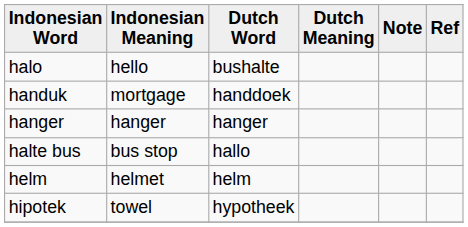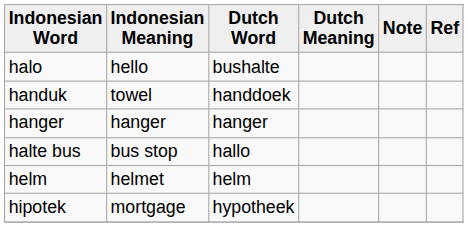(148, 94) mortgage -> (131, 94) towel
(131, 207) towel -> (148, 207) mortgage
